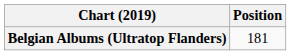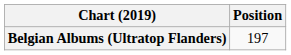(258, 38) 181 -> (258, 38) 197
